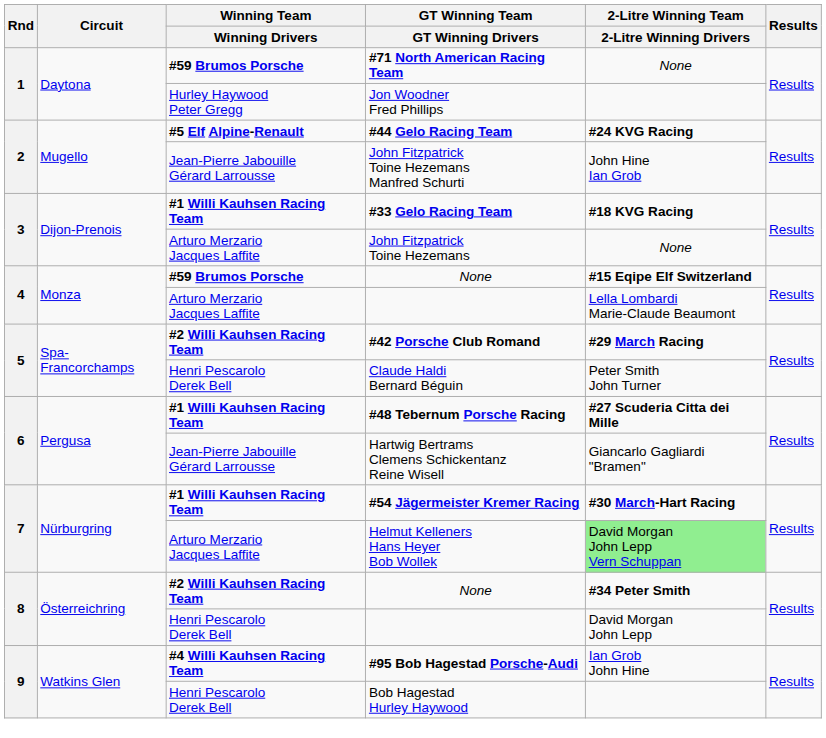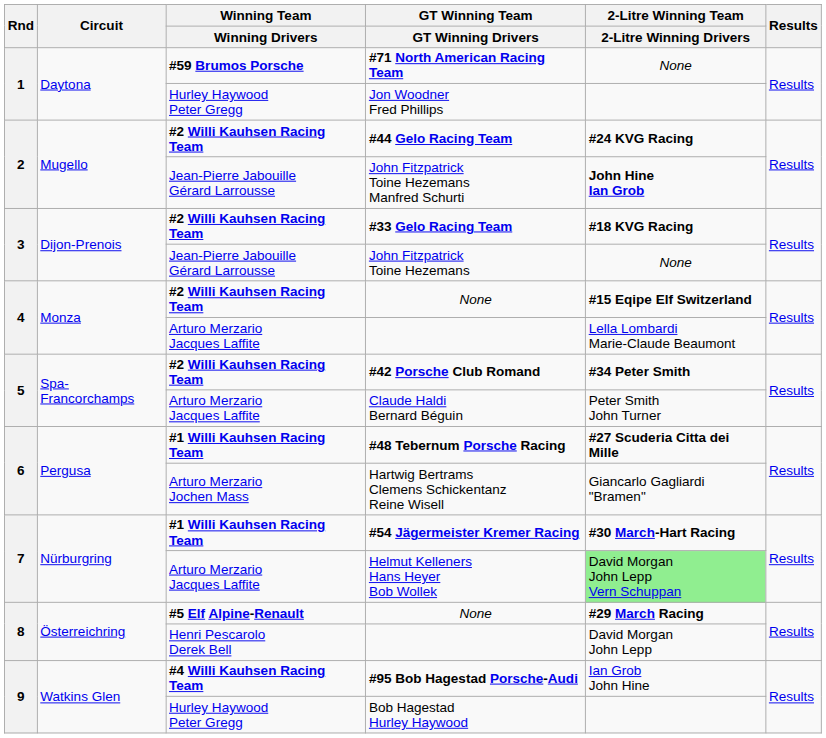(236, 131) #5 Elf Alpine-Renault -> (247, 139) #2 Willi Kauhsen Racing Team
(619, 168) normal -> (621, 183) bold
(247, 212) #1 Willi Kauhsen Racing Team -> (247, 227) #2 Willi Kauhsen Racing Team
(216, 248) Arturo Merzario Jacques Laffite -> (233, 263) Jean-Pierre Jabouille Gérard Larrousse
(236, 277) #59 Brumos Porsche -> (247, 299) #2 Willi Kauhsen Racing Team
(646, 342) #29 March Racing -> (639, 372) #34 Peter Smith
(217, 379) Henri Pescarolo Derek Bell -> (216, 409) Arturo Merzario Jacques Laffite
(233, 459) Jean-Pierre Jabouille Gérard Larrousse -> (216, 489) Arturo Merzario Jochen Mass
(247, 591) #2 Willi Kauhsen Racing Team -> (236, 613) #5 Elf Alpine-Renault
(639, 591) #34 Peter Smith -> (646, 613) #29 March Racing
(217, 700) Henri Pescarolo Derek Bell -> (219, 715) Hurley Haywood Peter Gregg
